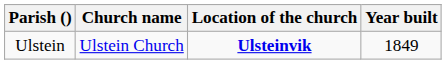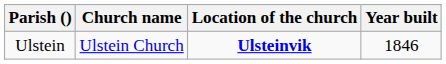(401, 45) 1849 -> (401, 45) 1846
